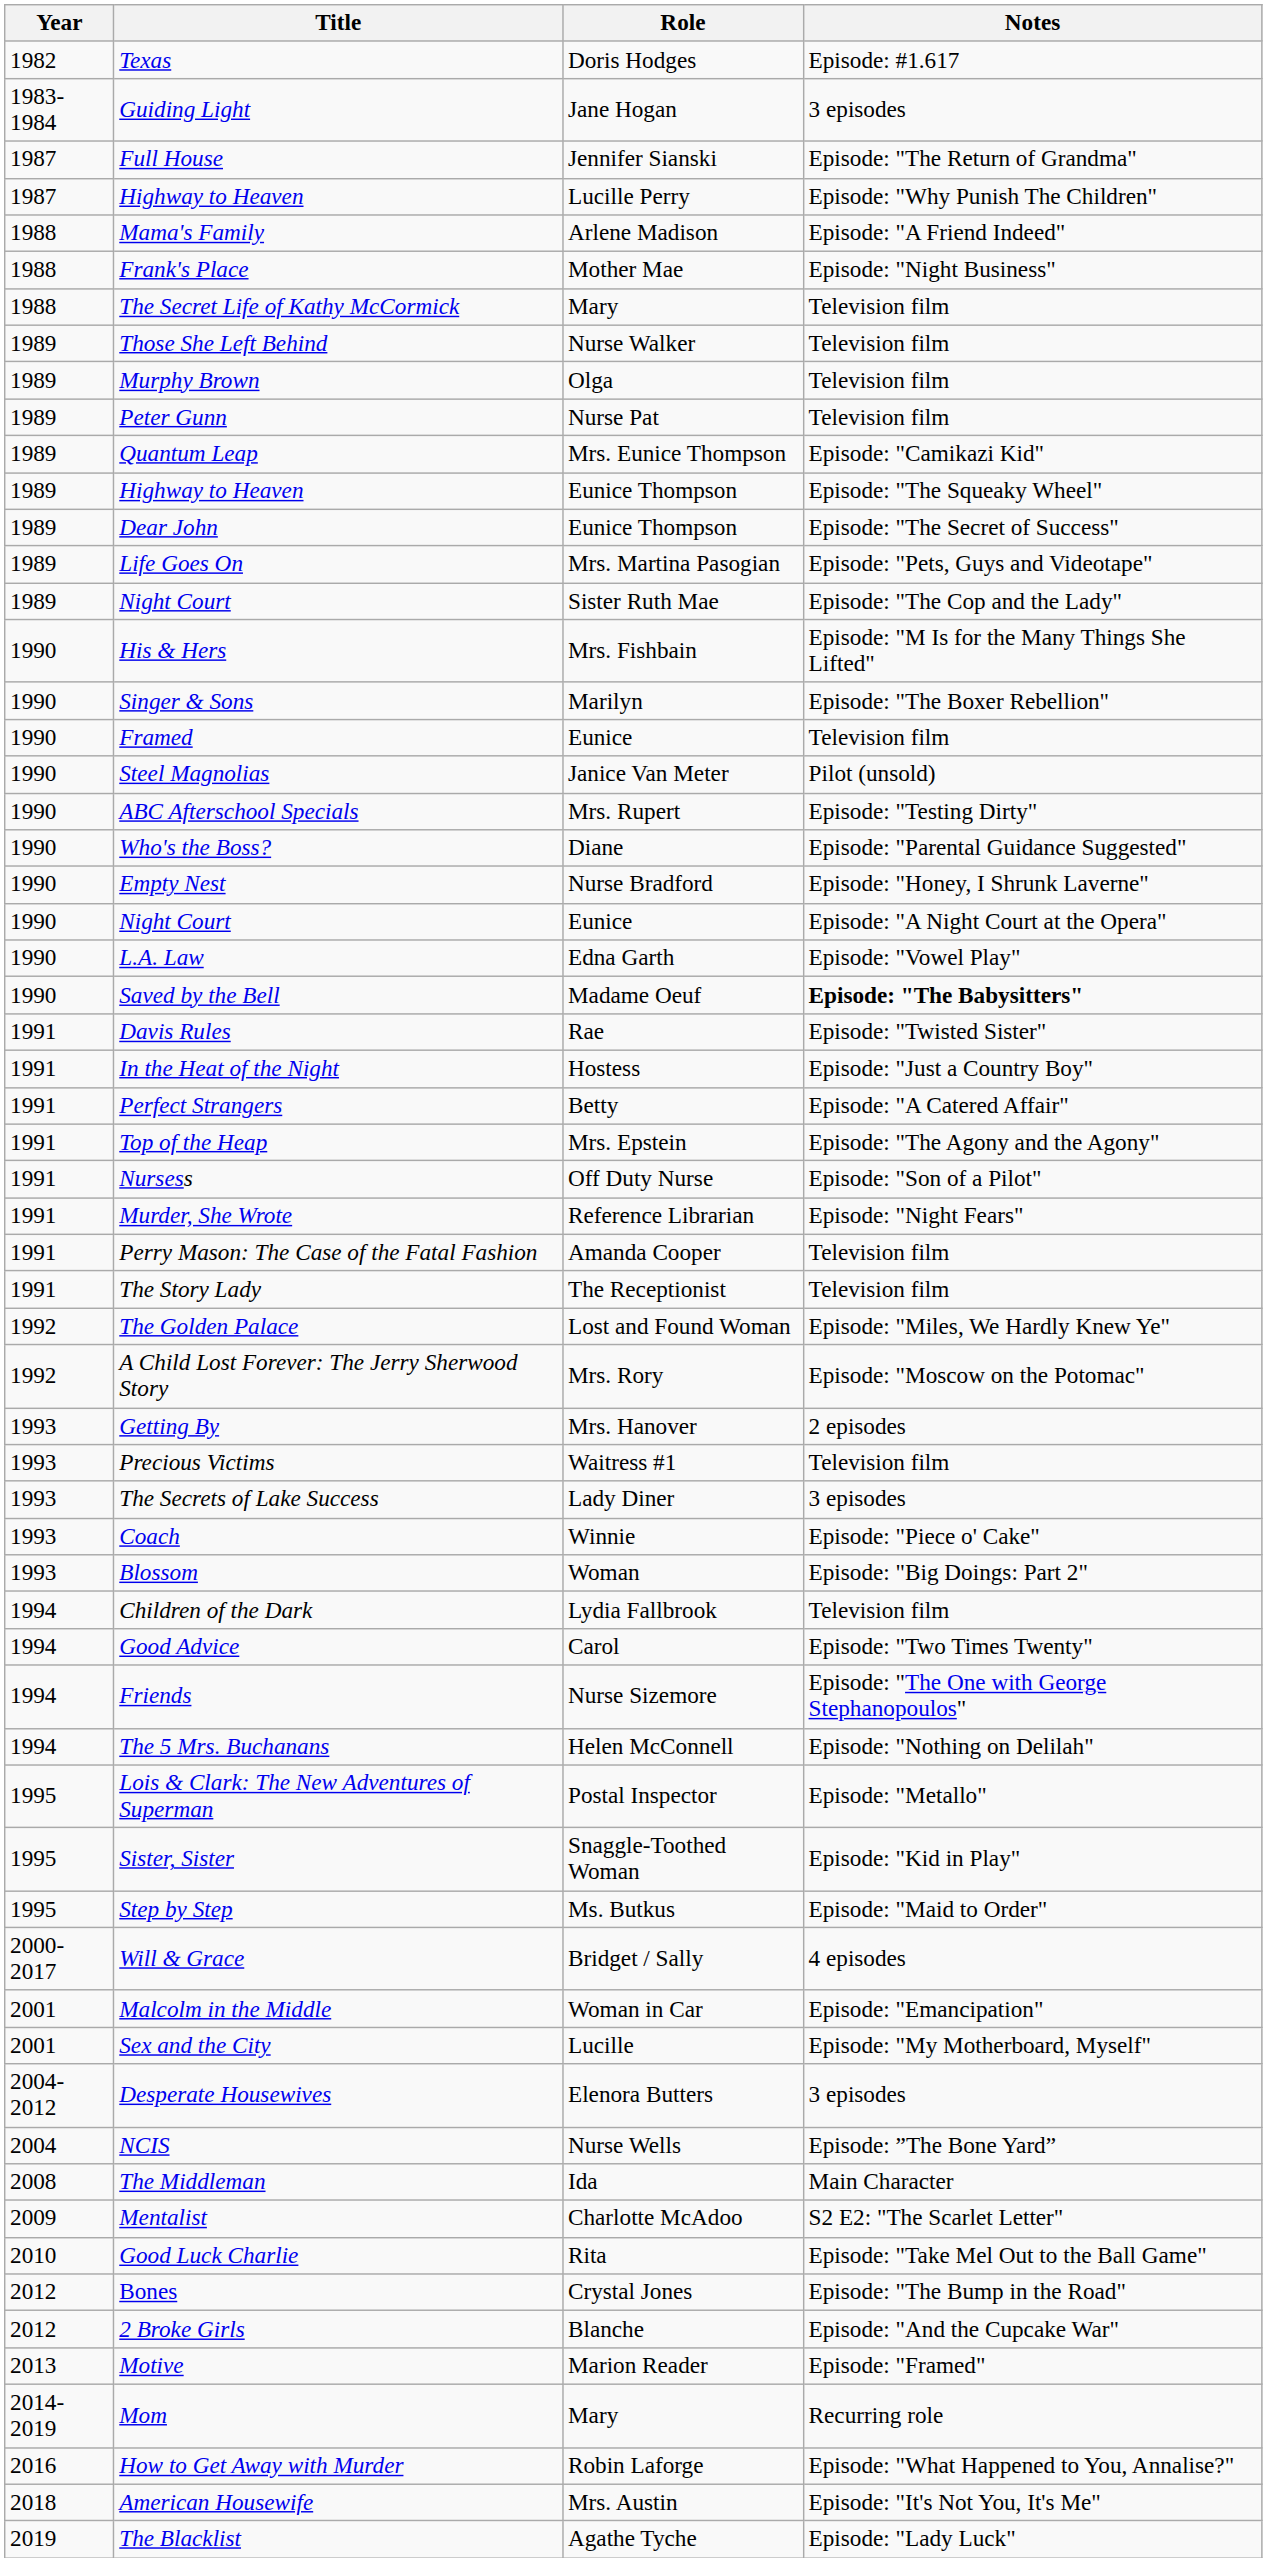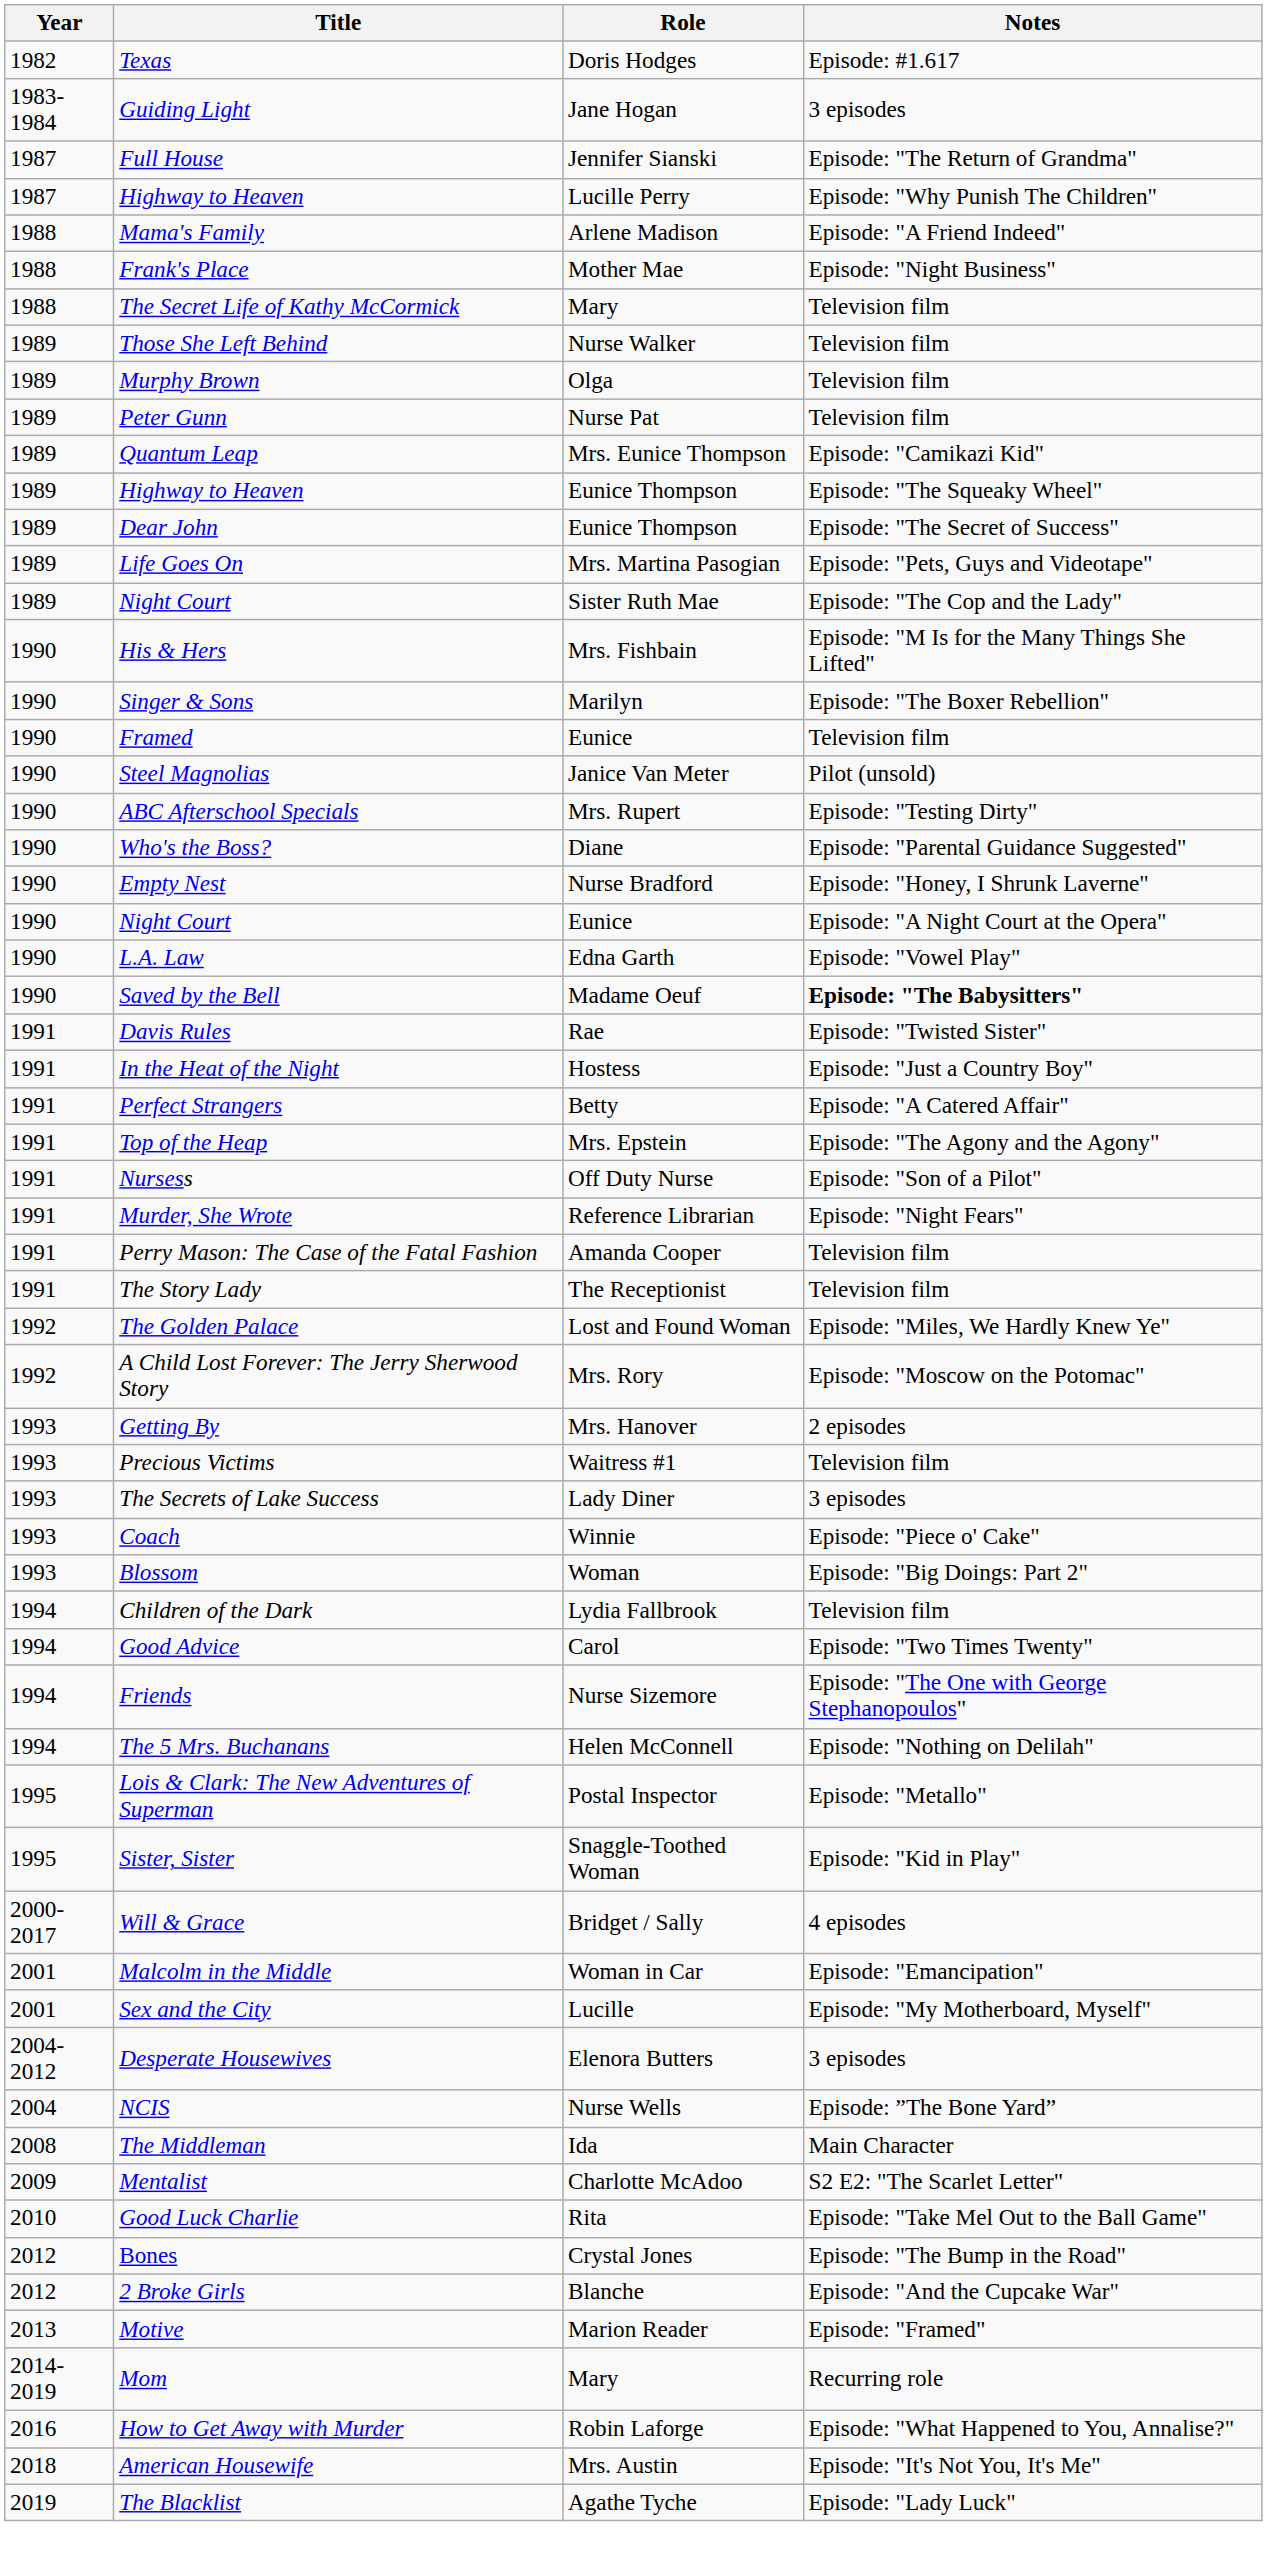- row: (176, 1908)
